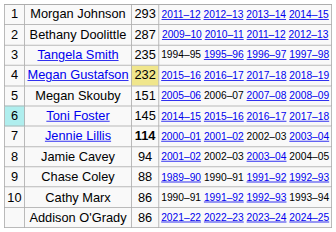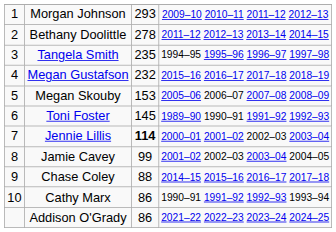(245, 15) 2011–12 2012–13 2013–14 2014–15 -> (245, 15) 2009–10 2010–11 2011–12 2012–13
(145, 34) 287 -> (145, 34) 278
(245, 35) 2009–10 2010–11 2011–12 2012–13 -> (245, 35) 2011–12 2012–13 2013–14 2014–15
(145, 75) khaki background -> (145, 75) no background
(145, 95) 151 -> (145, 95) 153
(14, 116) paleturquoise background -> (14, 116) no background
(245, 116) 2014–15 2015–16 2016–17 2017–18 -> (245, 116) 1989–90 1990–91 1991–92 1992–93
(145, 156) 94 -> (145, 156) 99
(245, 177) 1989–90 1990–91 1991–92 1992–93 -> (245, 177) 2014–15 2015–16 2016–17 2017–18
